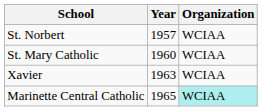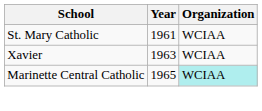- row: (36, 34)
(163, 55) 1960 -> (163, 34) 1961
